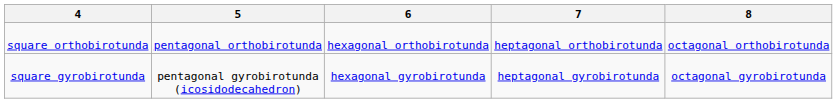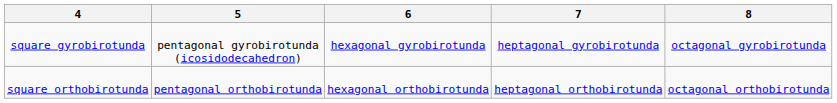rows swapped: (78, 45) <-> (78, 76)
